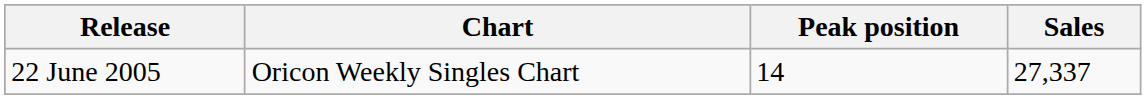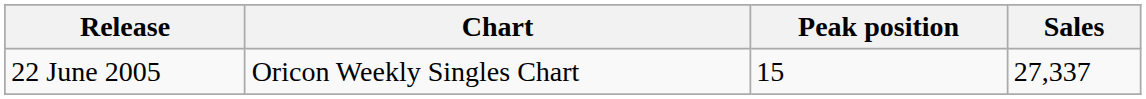(770, 71) 14 -> (770, 71) 15
